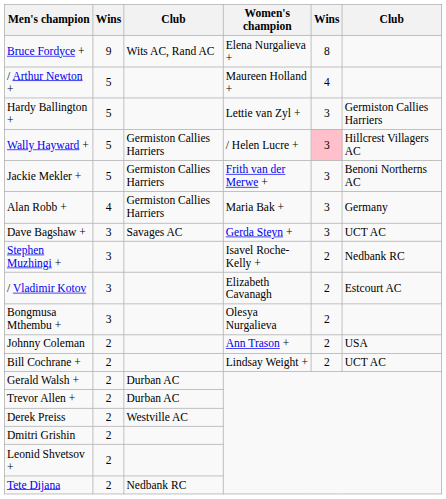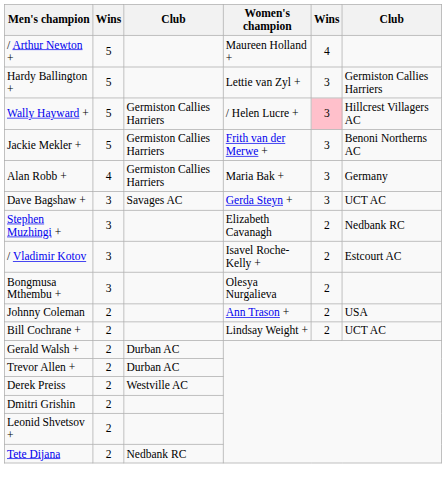- row: (46, 51)
(258, 256) Isavel Roche-Kelly + -> (249, 225) Elizabeth Cavanagh
(249, 288) Elizabeth Cavanagh -> (258, 256) Isavel Roche-Kelly +
